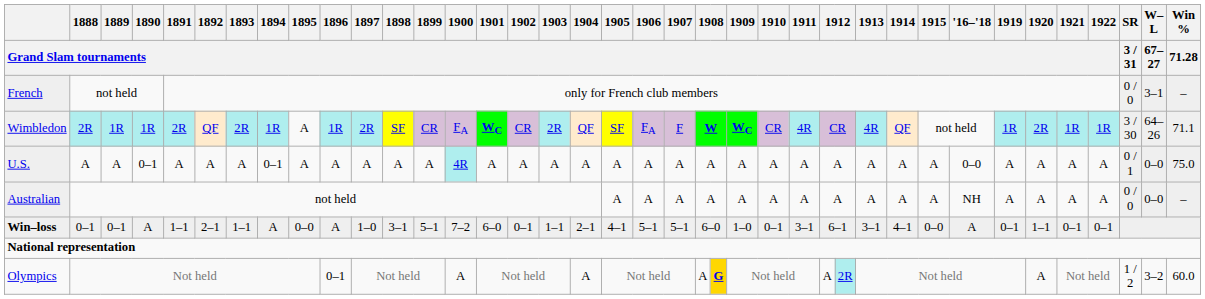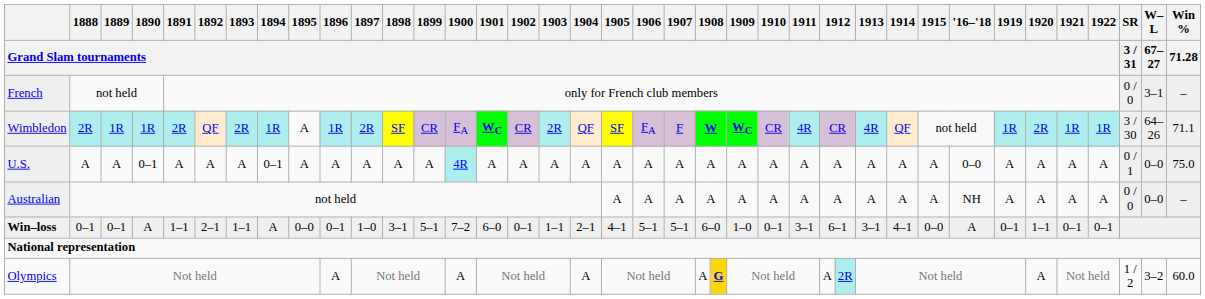(336, 227) A -> (336, 227) 0–1
(336, 275) 0–1 -> (336, 275) A
